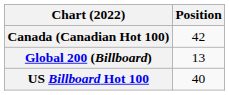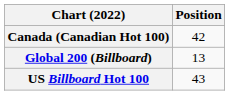(199, 79) 40 -> (199, 79) 43
